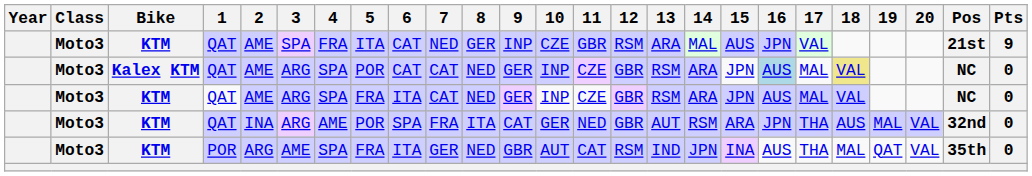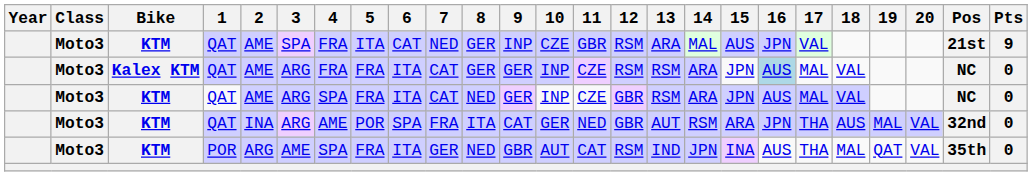(333, 71) SPA -> (333, 71) FRA
(370, 71) POR -> (370, 71) FRA
(407, 71) CAT -> (407, 71) ITA
(481, 71) NED -> (481, 71) GER
(629, 71) GBR -> (629, 71) RSM
(851, 71) khaki background -> (851, 71) no background
